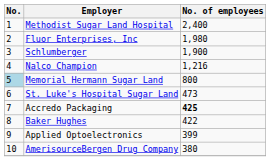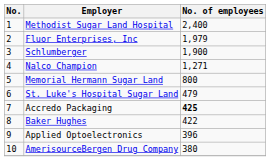(195, 39) 1,980 -> (195, 39) 1,979
(195, 66) 1,216 -> (195, 66) 1,271
(9, 80) lightblue background -> (9, 80) no background
(190, 94) 473 -> (190, 94) 479
(190, 135) 399 -> (190, 135) 396
